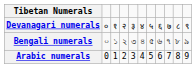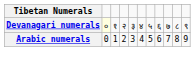(106, 26) no background -> (106, 26) lightyellow background
- row: (53, 41)
